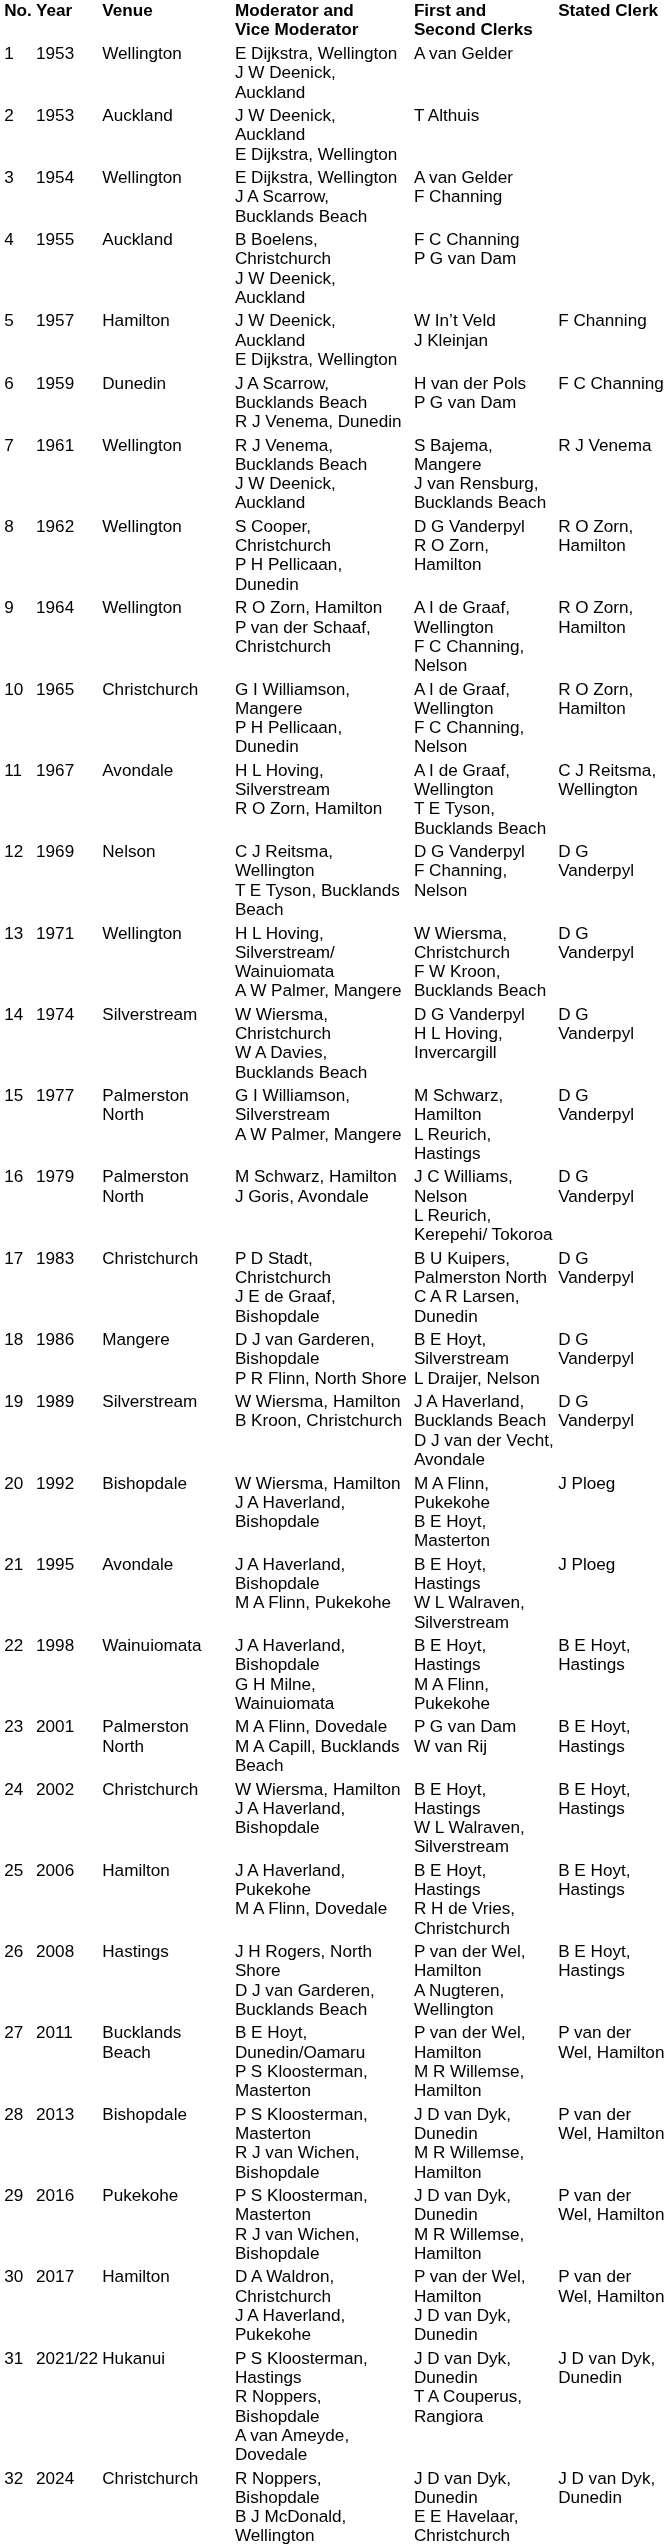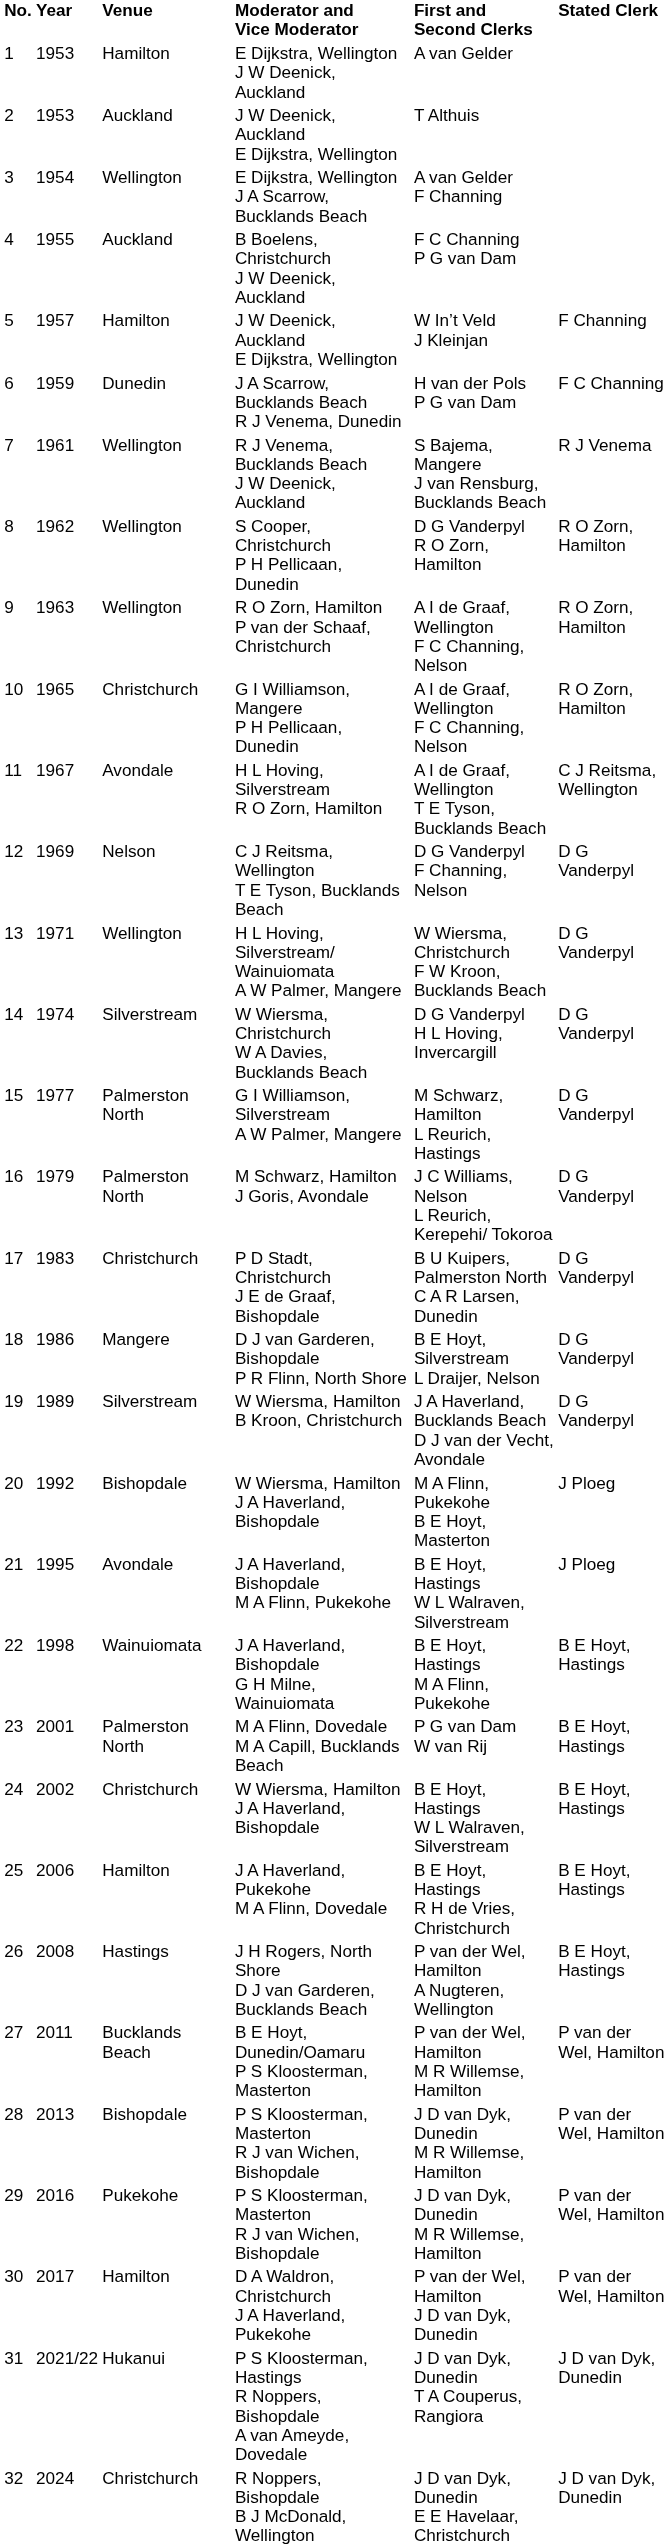(142, 53) Wellington -> (136, 53) Hamilton
(55, 607) 1964 -> (55, 607) 1963
